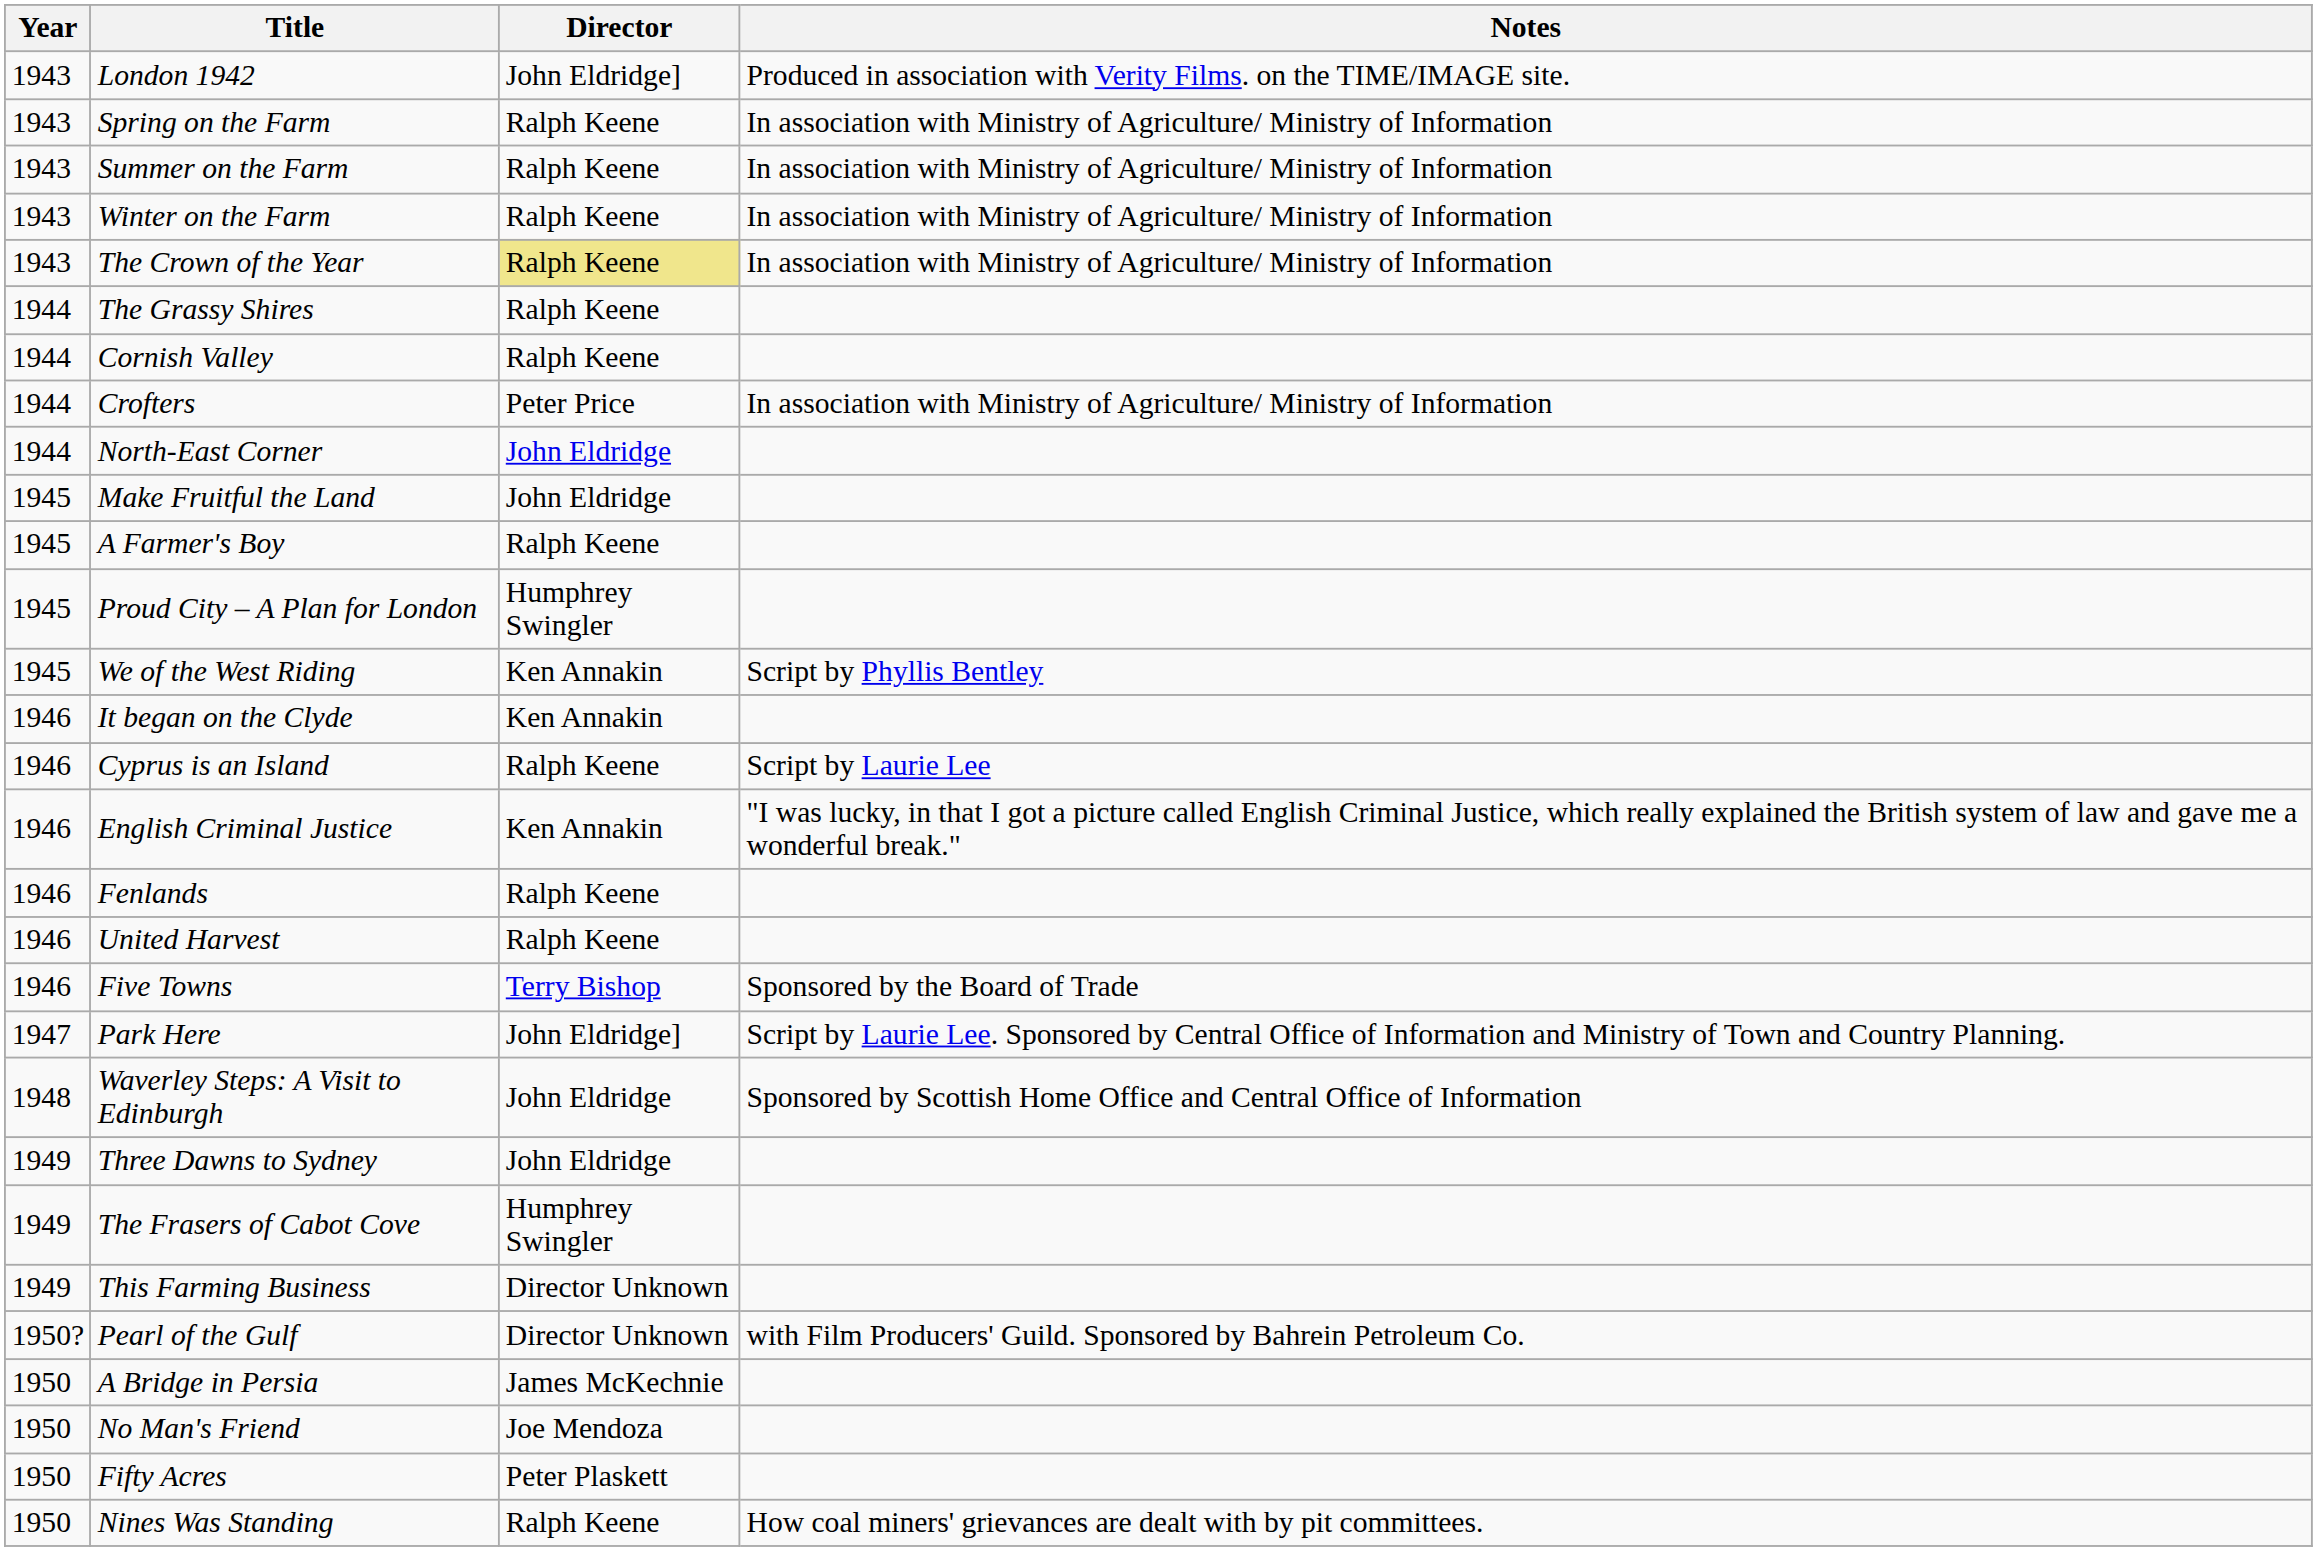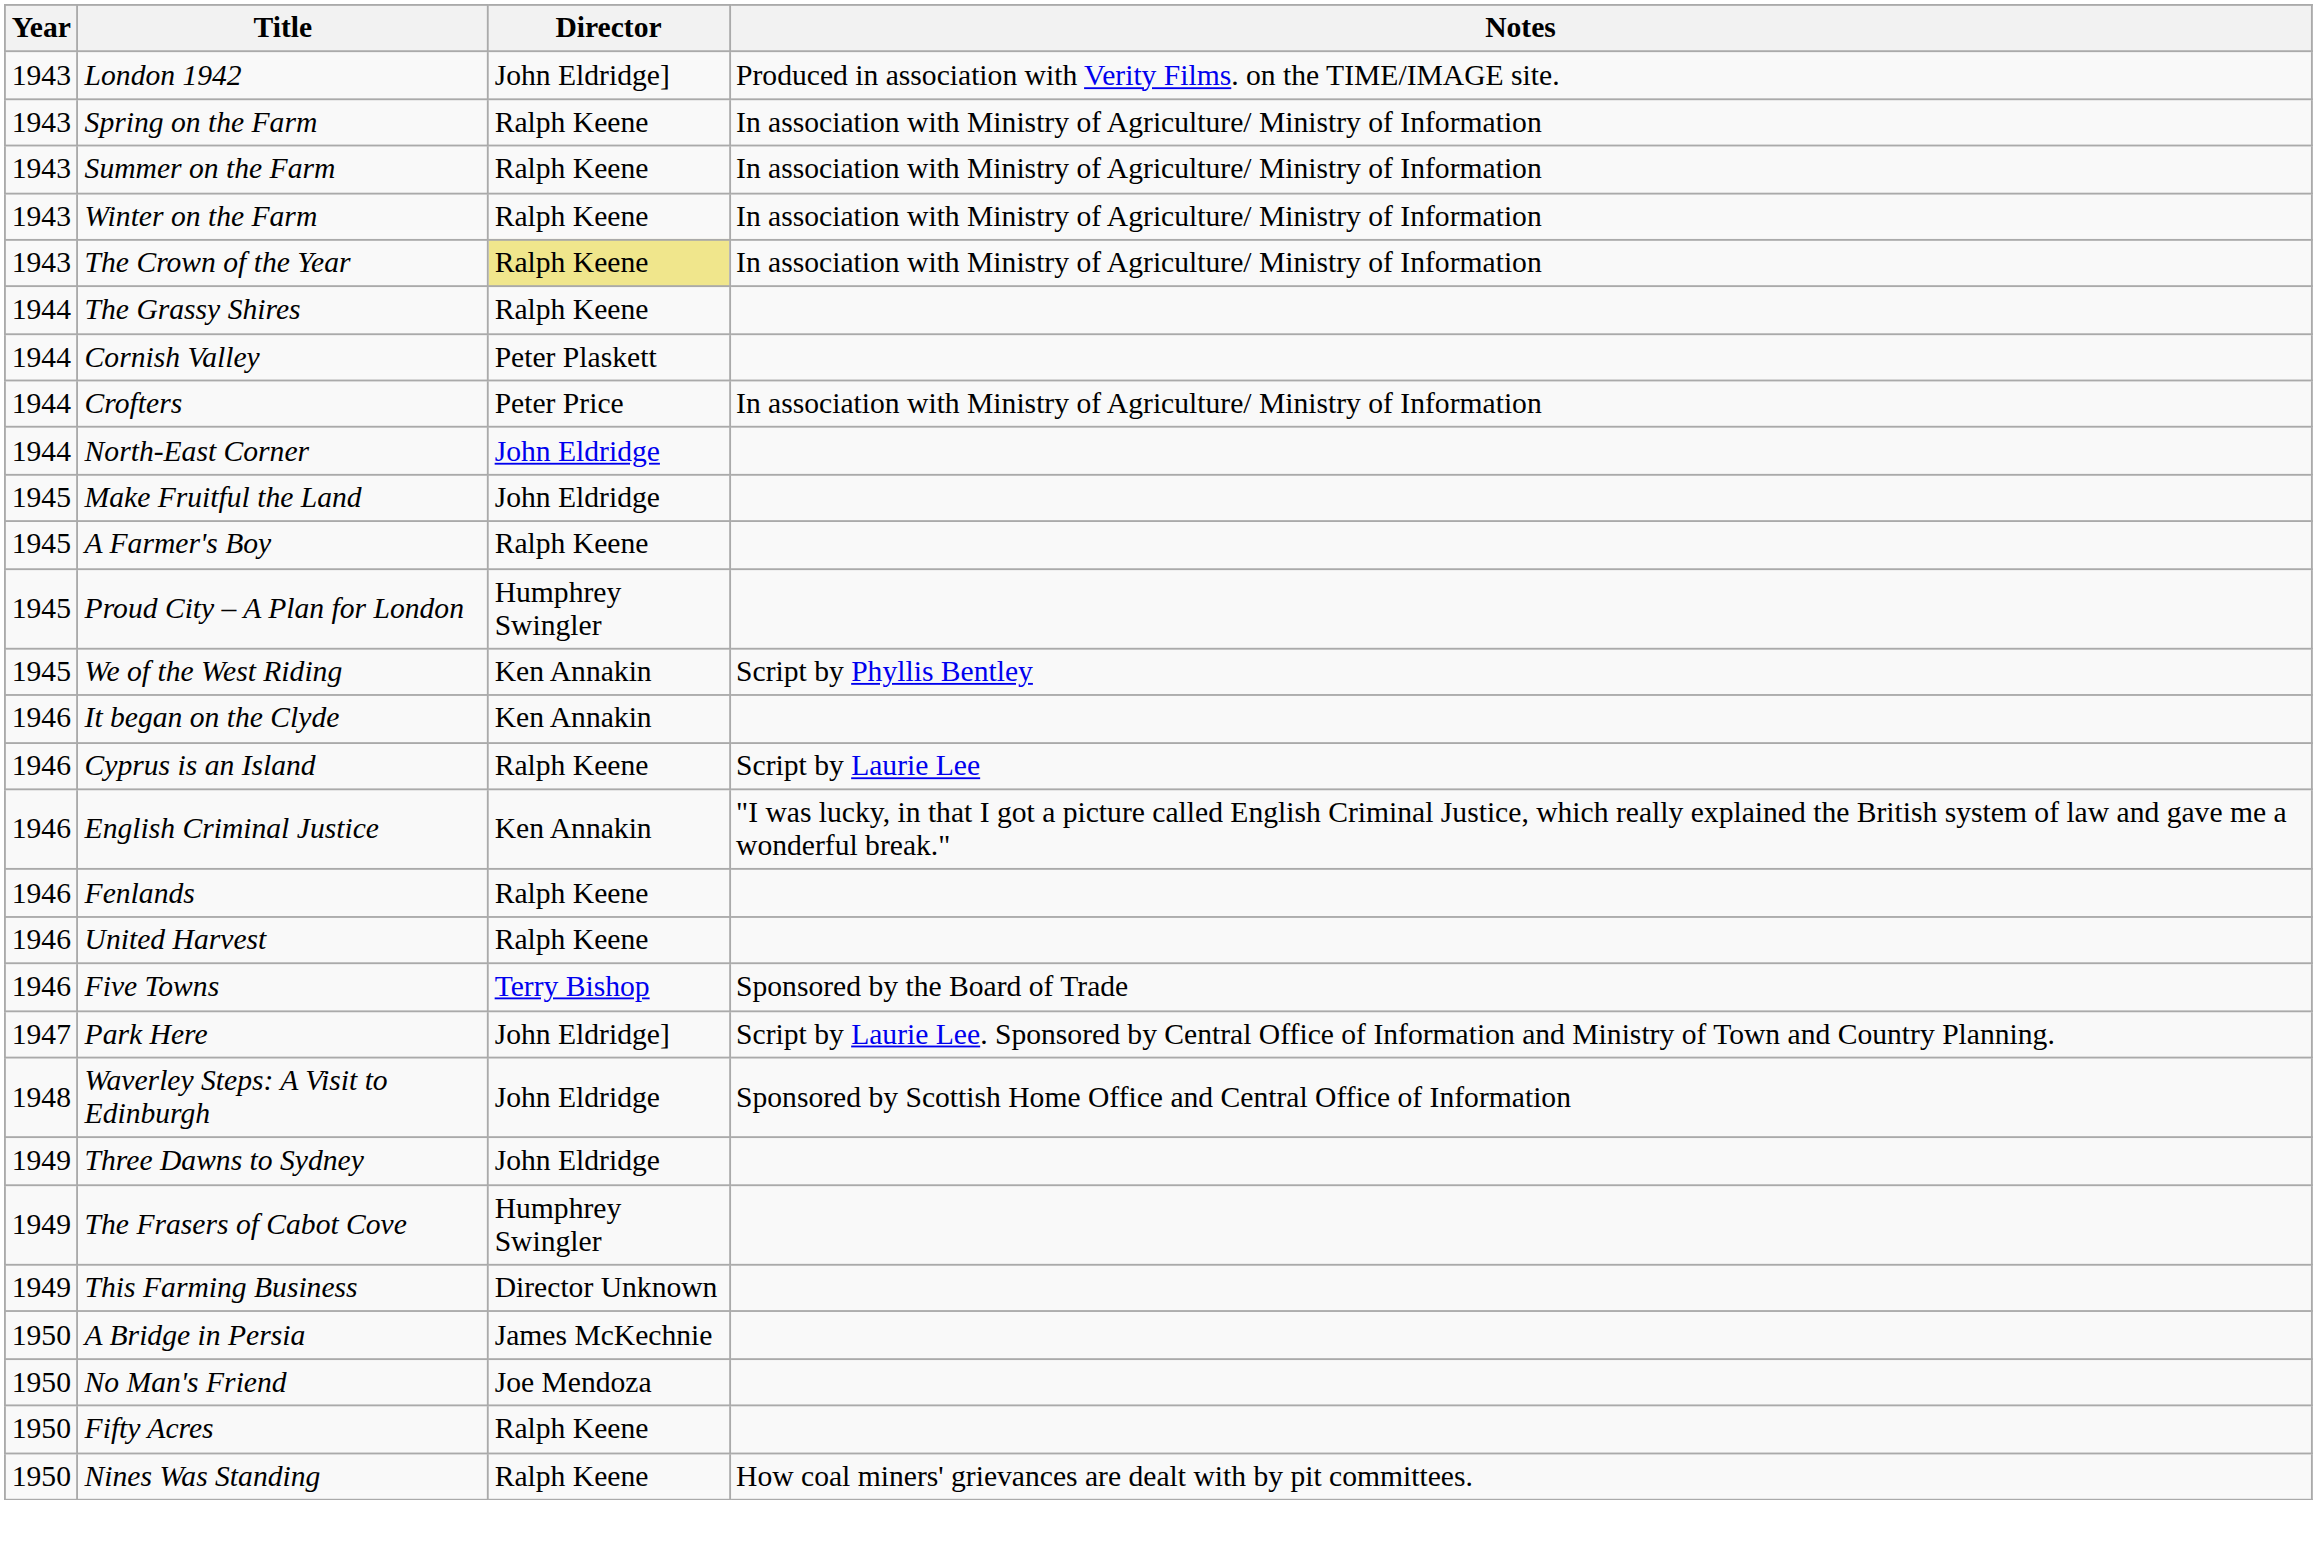(583, 356) Ralph Keene -> (576, 356) Peter Plaskett
- row: (198, 1334)
(587, 1475) Peter Plaskett -> (572, 1428) Ralph Keene
